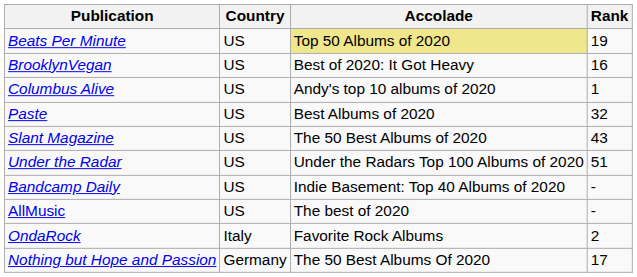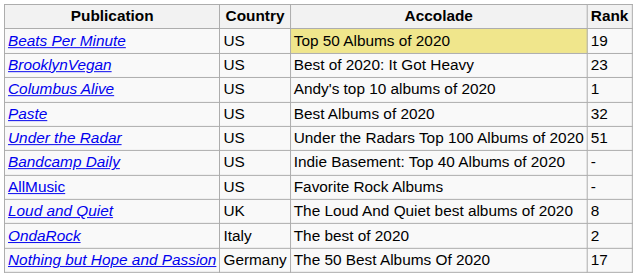(599, 65) 16 -> (599, 65) 23
- row: (61, 138)
(351, 211) The best of 2020 -> (368, 187) Favorite Rock Albums
+ row: (61, 211)
(368, 235) Favorite Rock Albums -> (351, 235) The best of 2020
